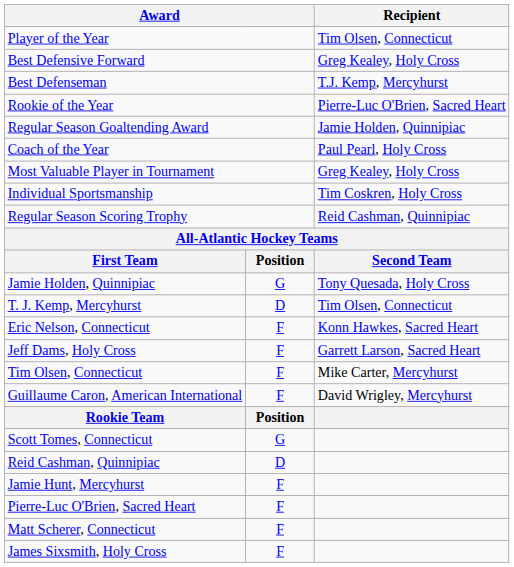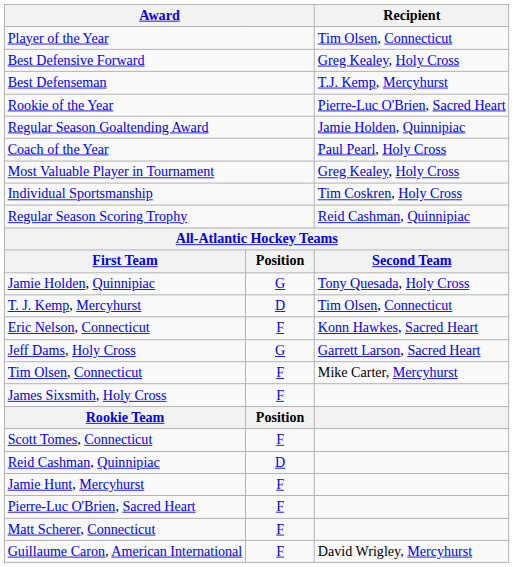(280, 350) F -> (280, 350) G
rows swapped: (125, 395) <-> (87, 551)
(280, 439) G -> (280, 439) F
